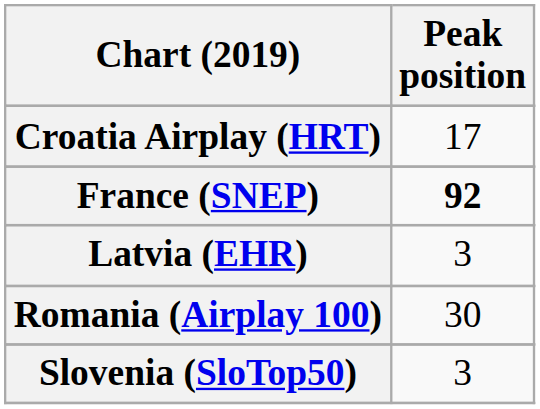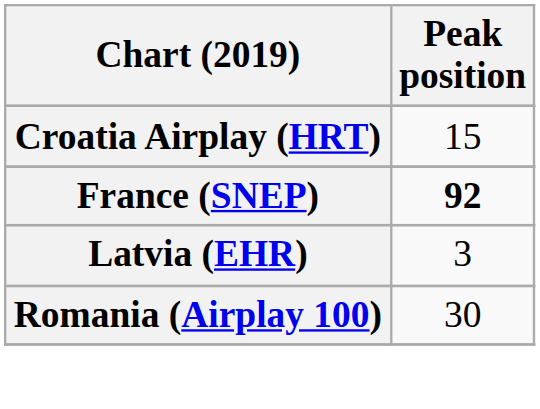(463, 135) 17 -> (463, 135) 15
- row: (198, 373)
